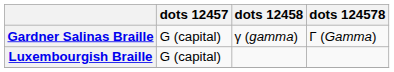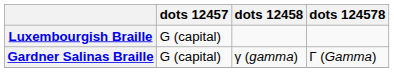rows swapped: (81, 36) <-> (81, 57)
